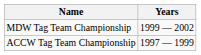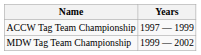rows swapped: (71, 43) <-> (69, 27)
